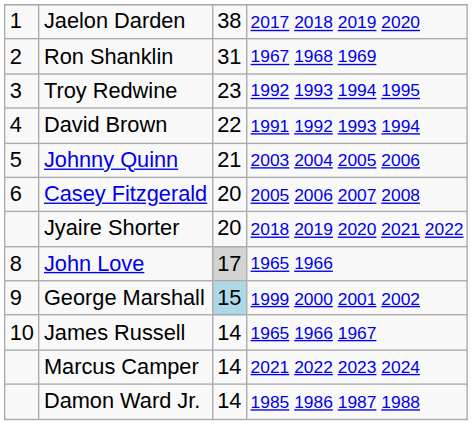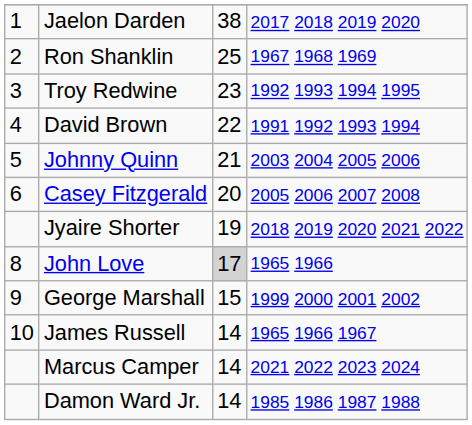(229, 56) 31 -> (229, 56) 25
(229, 228) 20 -> (229, 228) 19
(229, 297) lightblue background -> (229, 297) no background
